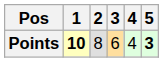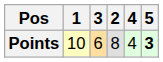columns swapped: (98, 17) <-> (115, 17)
(76, 43) bold -> (76, 43) normal
